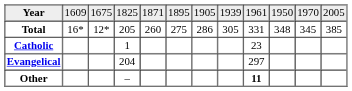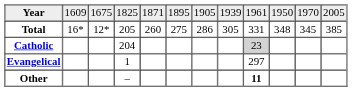(127, 45) 1 -> (127, 45) 204
(256, 45) no background -> (256, 45) lightgrey background
(127, 61) 204 -> (127, 61) 1
